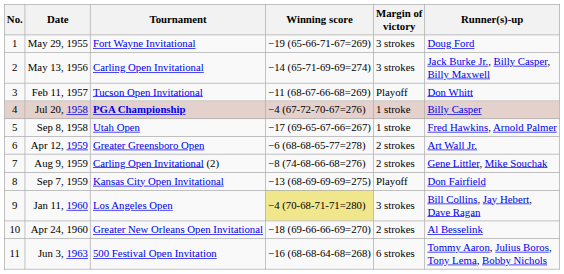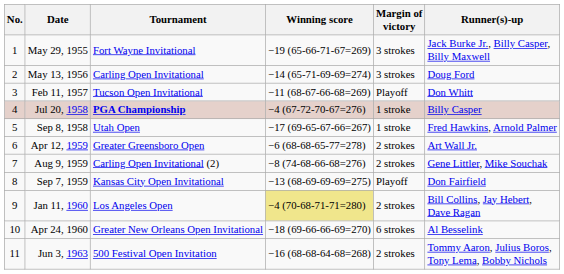(451, 44) Doug Ford -> (489, 50) Jack Burke Jr., Billy Casper, Billy Maxwell
(489, 68) Jack Burke Jr., Billy Casper, Billy Maxwell -> (451, 74) Doug Ford
(395, 205) 3 strokes -> (395, 205) 2 strokes
(395, 229) 2 strokes -> (395, 229) 6 strokes
(395, 254) 6 strokes -> (395, 254) 2 strokes
